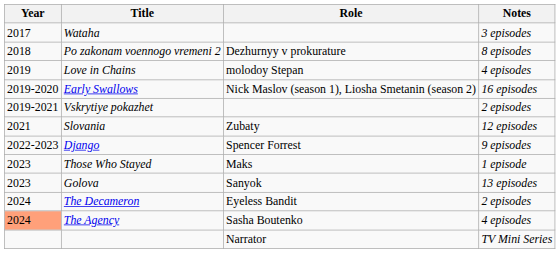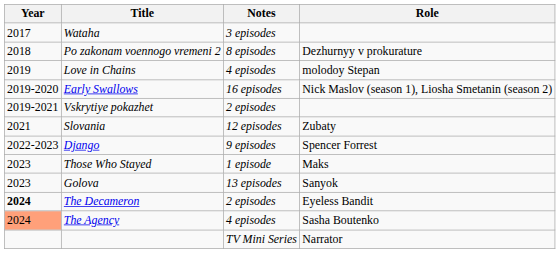columns swapped: (351, 13) <-> (517, 13)
(19, 201) normal -> (19, 201) bold
